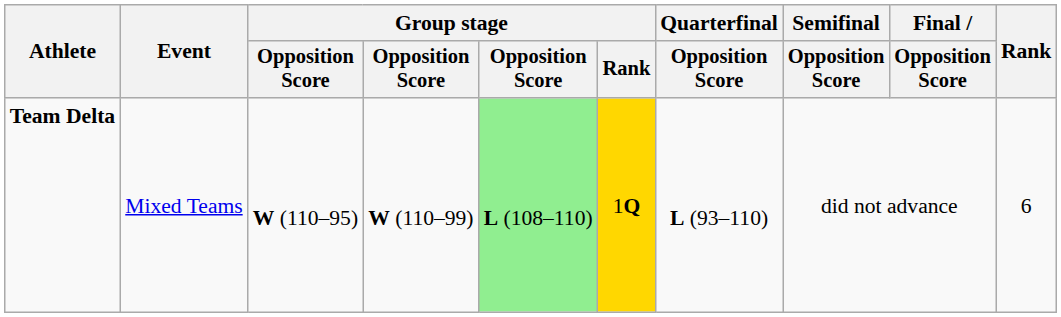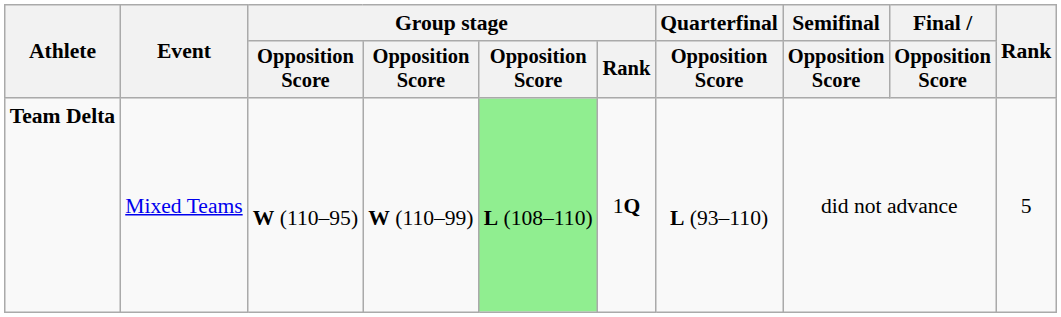(626, 205) gold background -> (626, 205) no background
(1026, 205) 6 -> (1026, 205) 5
